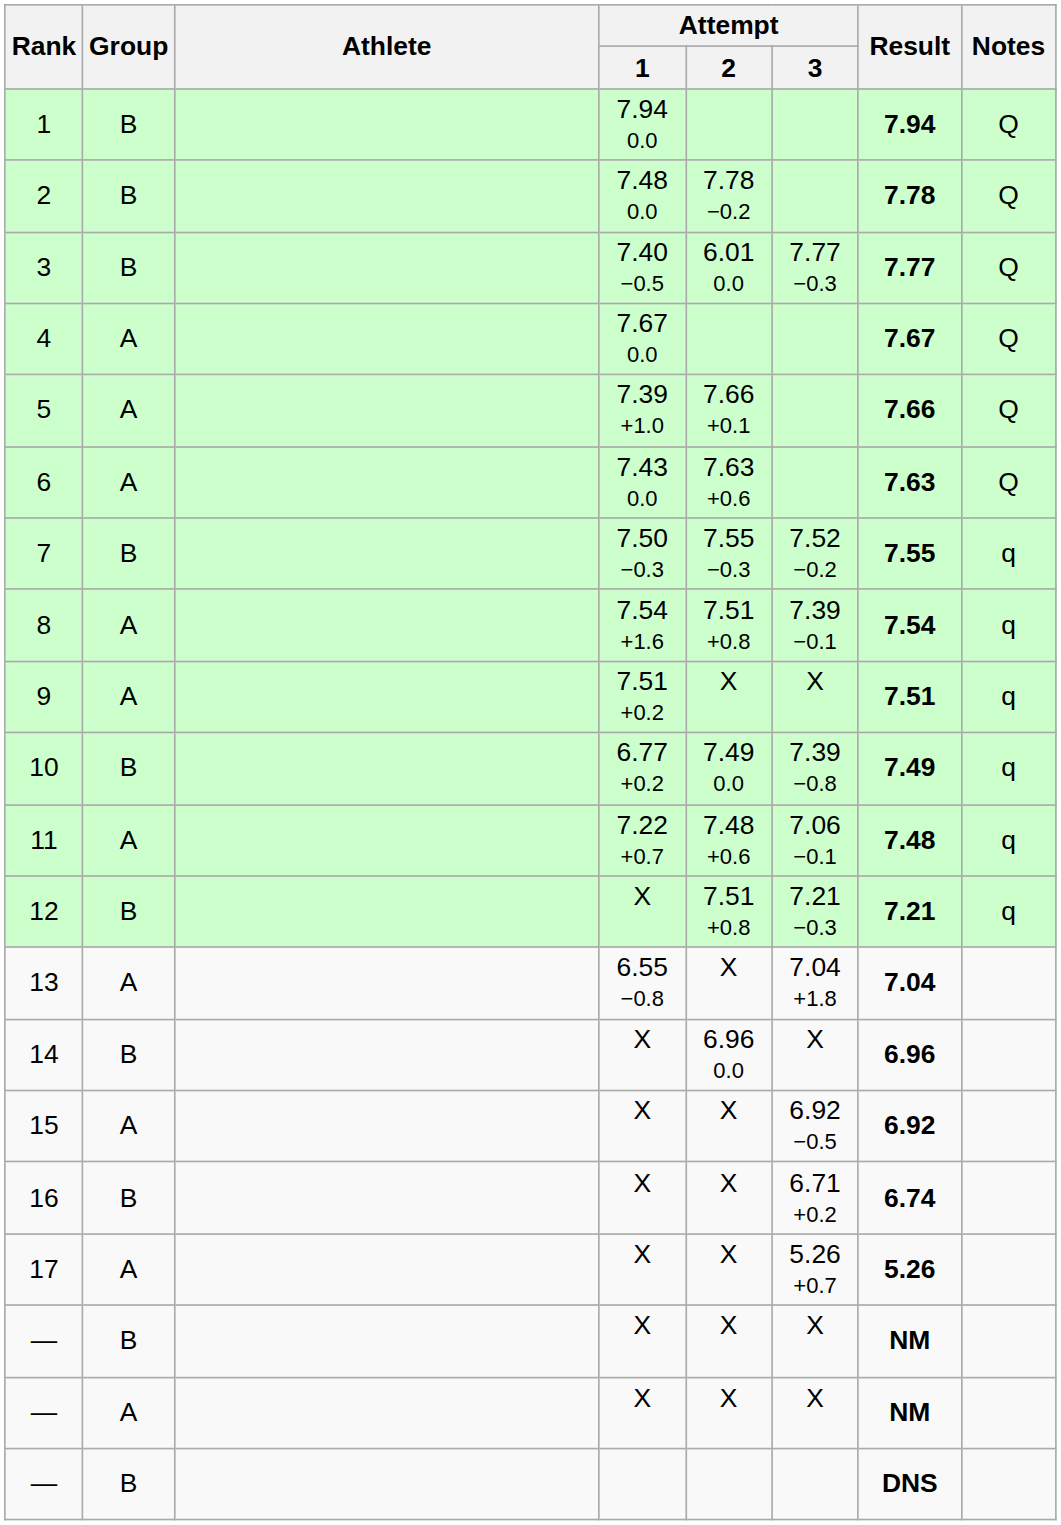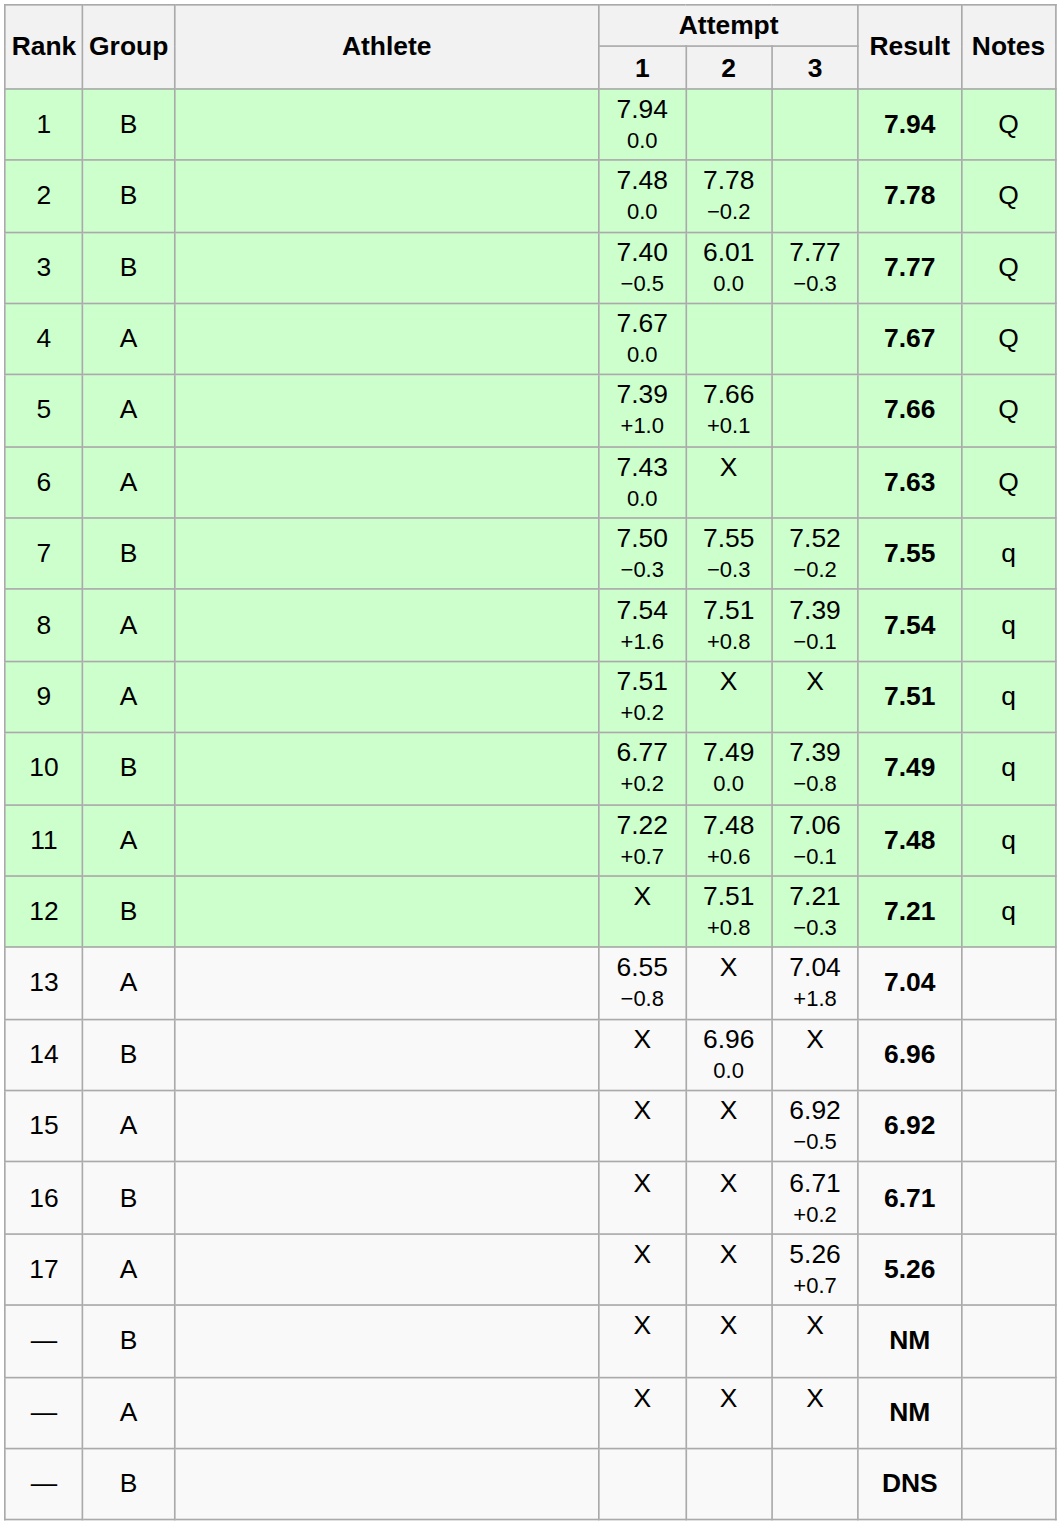(729, 481) 7.63 +0.6 -> (729, 481) X
(910, 1197) 6.74 -> (910, 1197) 6.71
